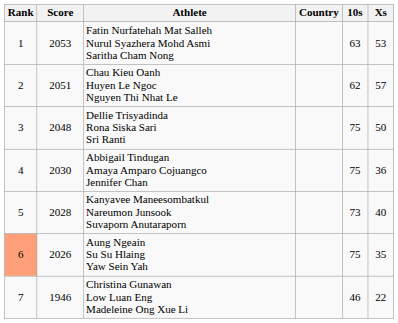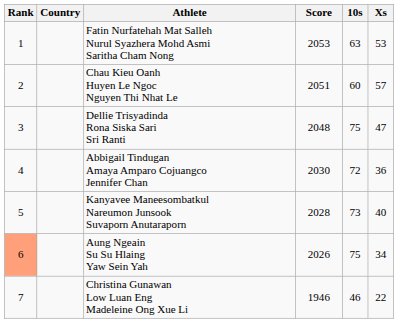columns swapped: (319, 13) <-> (60, 13)
(355, 85) 62 -> (355, 85) 60
(381, 127) 50 -> (381, 127) 47
(355, 170) 75 -> (355, 170) 72
(381, 254) 35 -> (381, 254) 34
